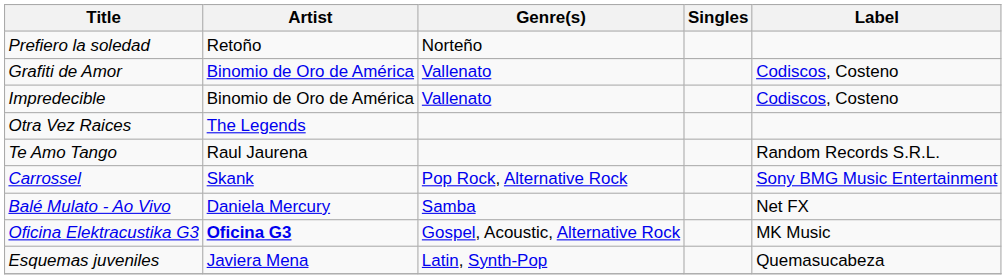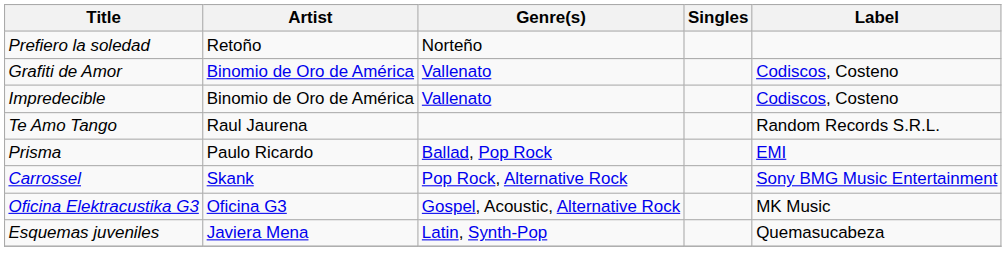- row: (70, 125)
+ row: (35, 152)
- row: (90, 206)
(249, 233) bold -> (247, 206) normal
